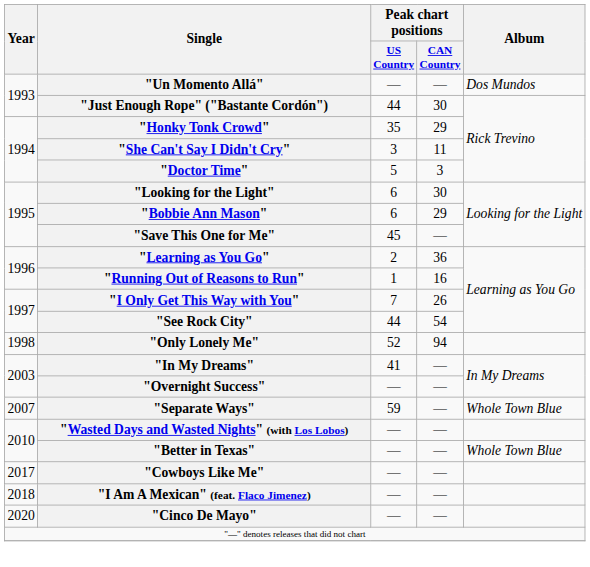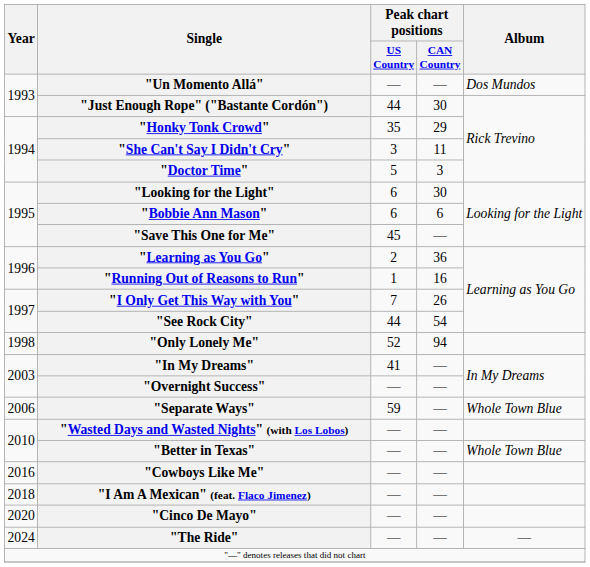(440, 214) 29 -> (440, 214) 6
(21, 408) 2007 -> (21, 408) 2006
(21, 472) 2017 -> (21, 472) 2016
+ row: (204, 537)
